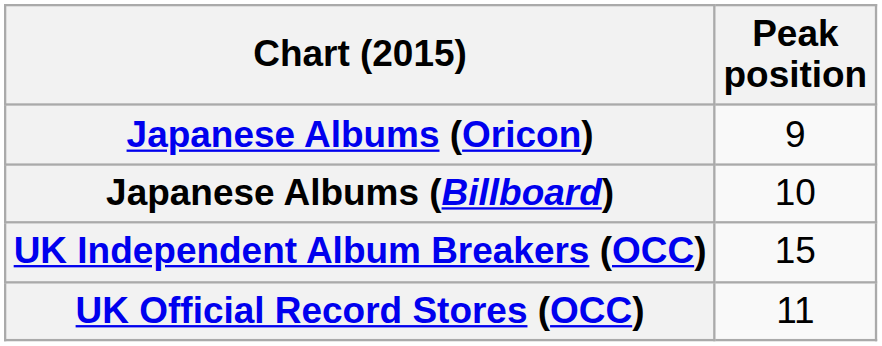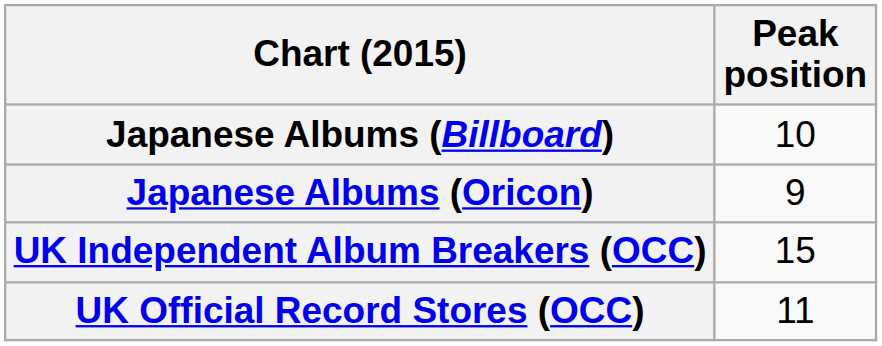rows swapped: (360, 134) <-> (360, 192)
